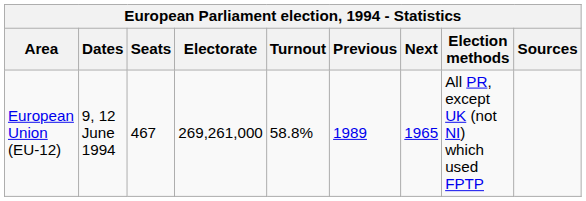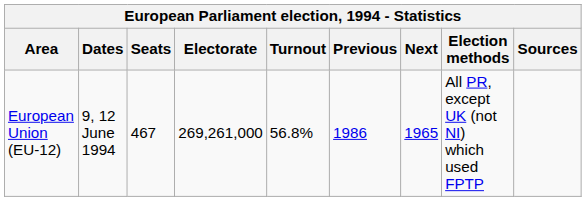(291, 133) 58.8% -> (291, 133) 56.8%
(350, 133) 1989 -> (350, 133) 1986
